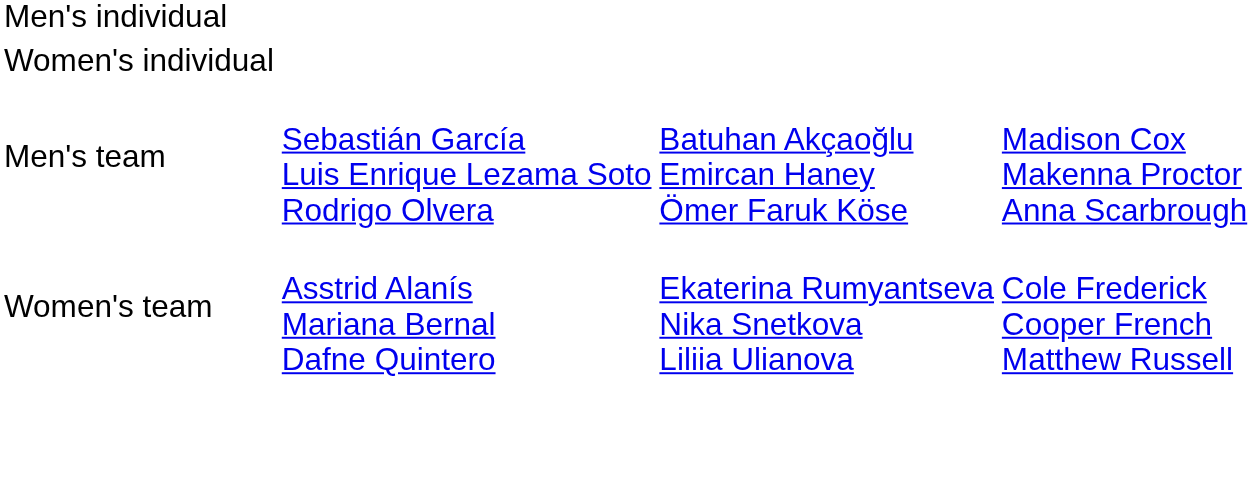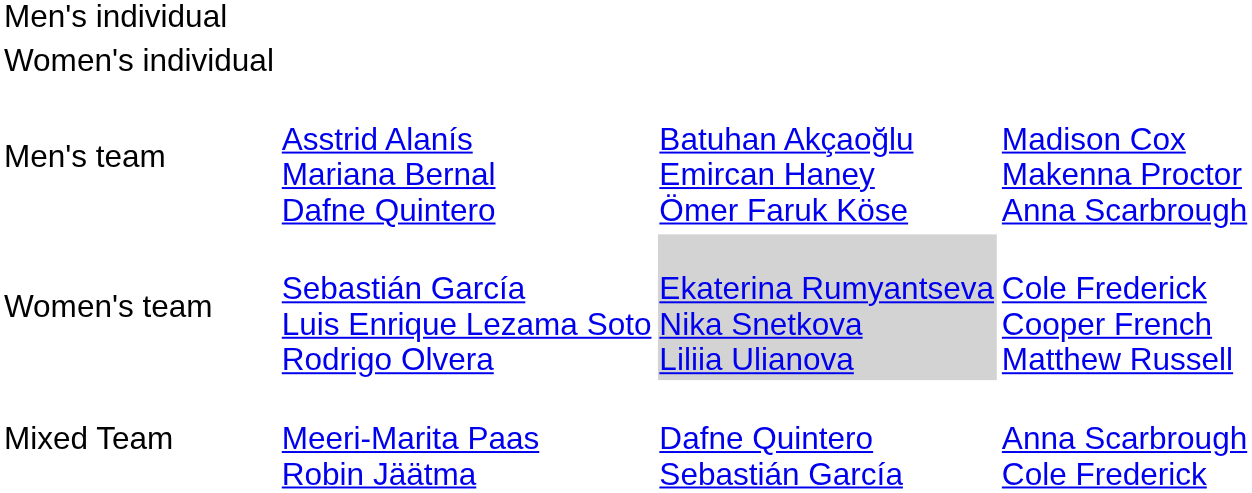(467, 174) Sebastián García Luis Enrique Lezama Soto Rodrigo Olvera -> (389, 174) Asstrid Alanís Mariana Bernal Dafne Quintero
(389, 324) Asstrid Alanís Mariana Bernal Dafne Quintero -> (467, 324) Sebastián García Luis Enrique Lezama Soto Rodrigo Olvera
(827, 324) no background -> (827, 324) lightgrey background
+ row: (89, 438)
